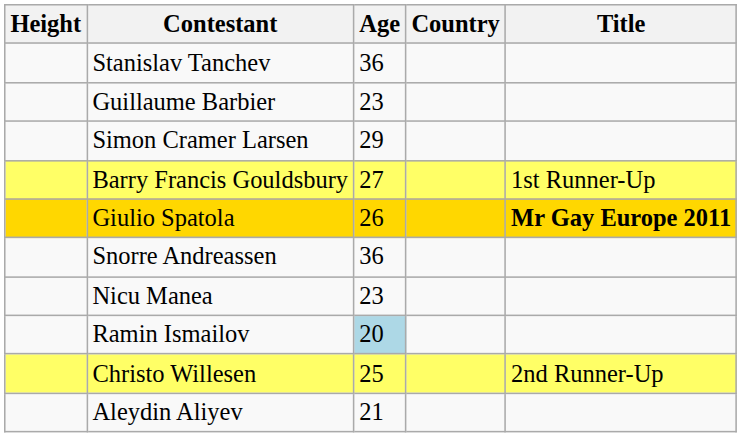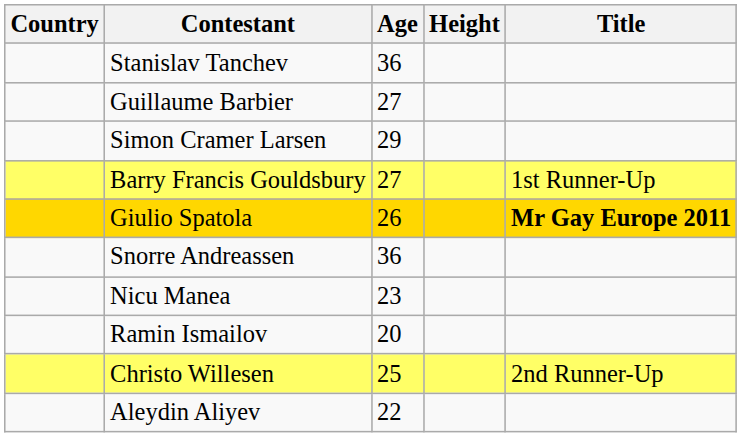columns swapped: (456, 23) <-> (46, 23)
(372, 101) 23 -> (389, 101) 27
(372, 334) lightblue background -> (389, 334) no background
(372, 412) 21 -> (389, 412) 22
